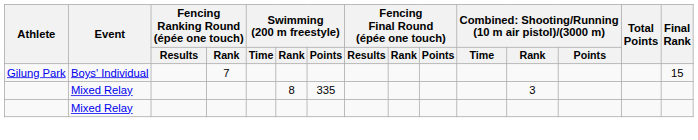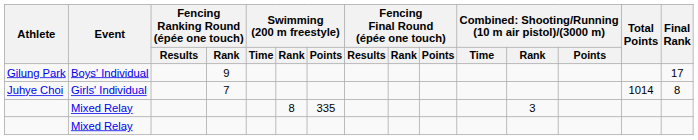(226, 73) 7 -> (226, 73) 9
(677, 73) 15 -> (677, 73) 17
+ row: (35, 91)
